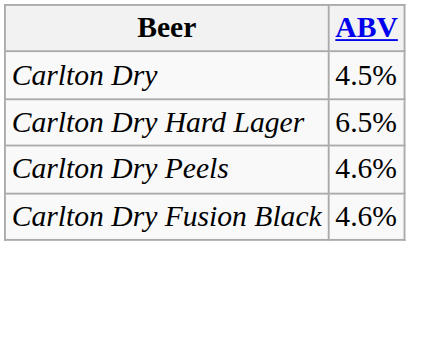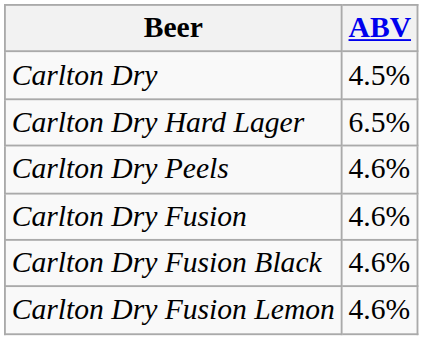+ row: (129, 215)
+ row: (173, 309)
